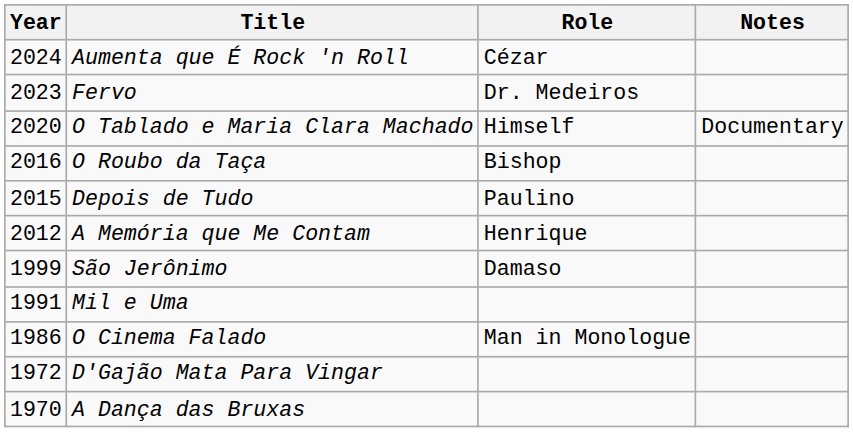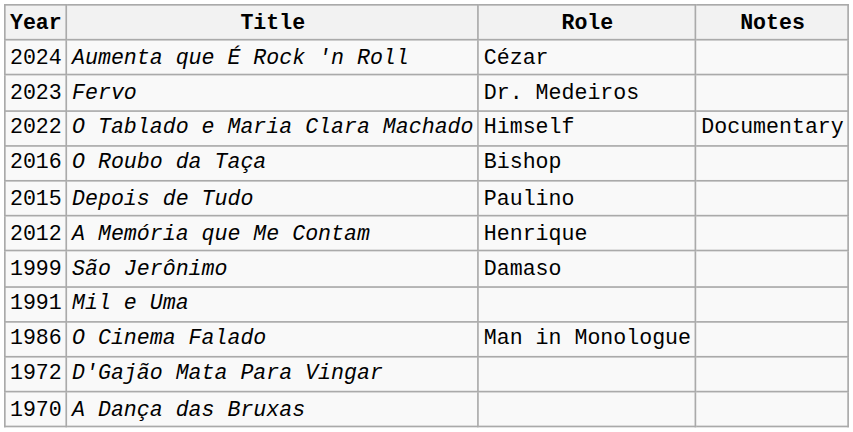(36, 128) 2020 -> (36, 128) 2022
